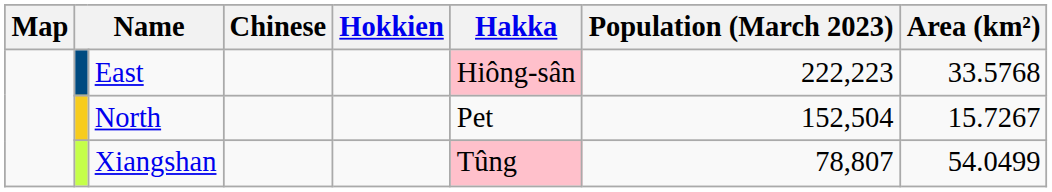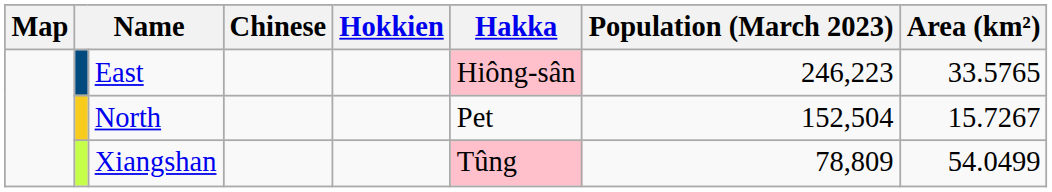(847, 72) 222,223 -> (847, 72) 246,223
(994, 72) 33.5768 -> (994, 72) 33.5765
(854, 162) 78,807 -> (854, 162) 78,809
